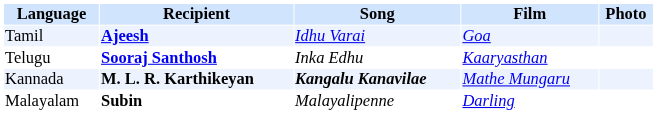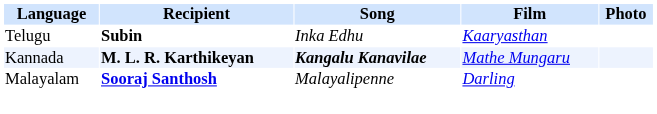- row: (24, 35)
(159, 57) Sooraj Santhosh -> (122, 35) Subin
(122, 100) Subin -> (159, 79) Sooraj Santhosh
